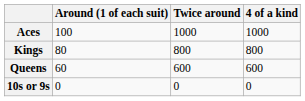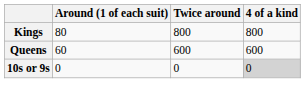- row: (28, 31)
(249, 86) no background -> (249, 68) lightgrey background
